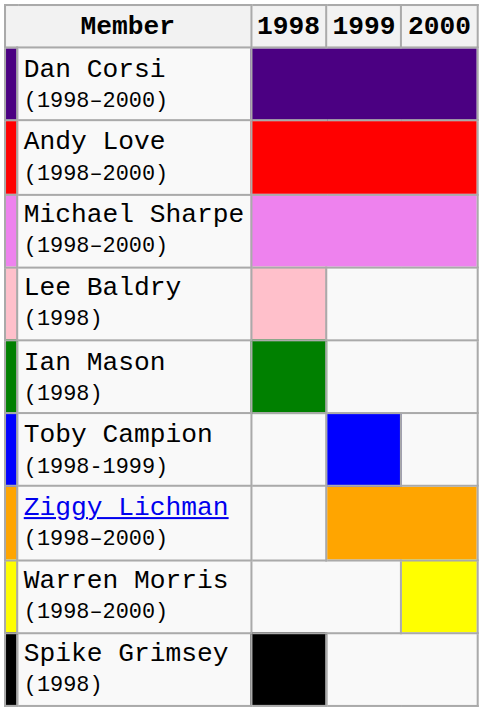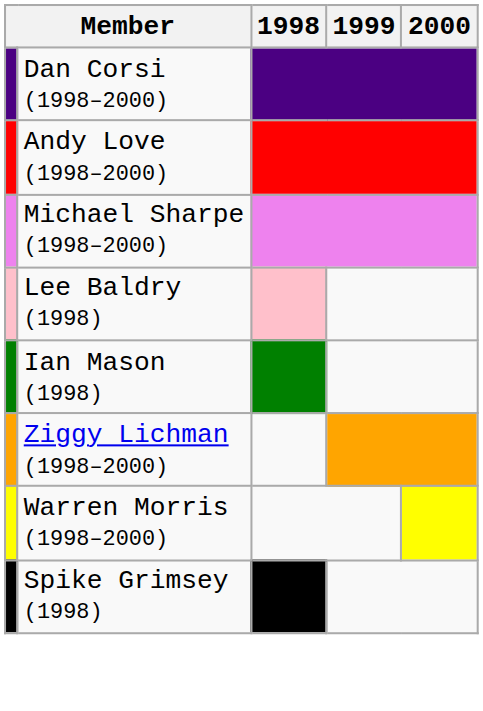- row: (118, 449)
